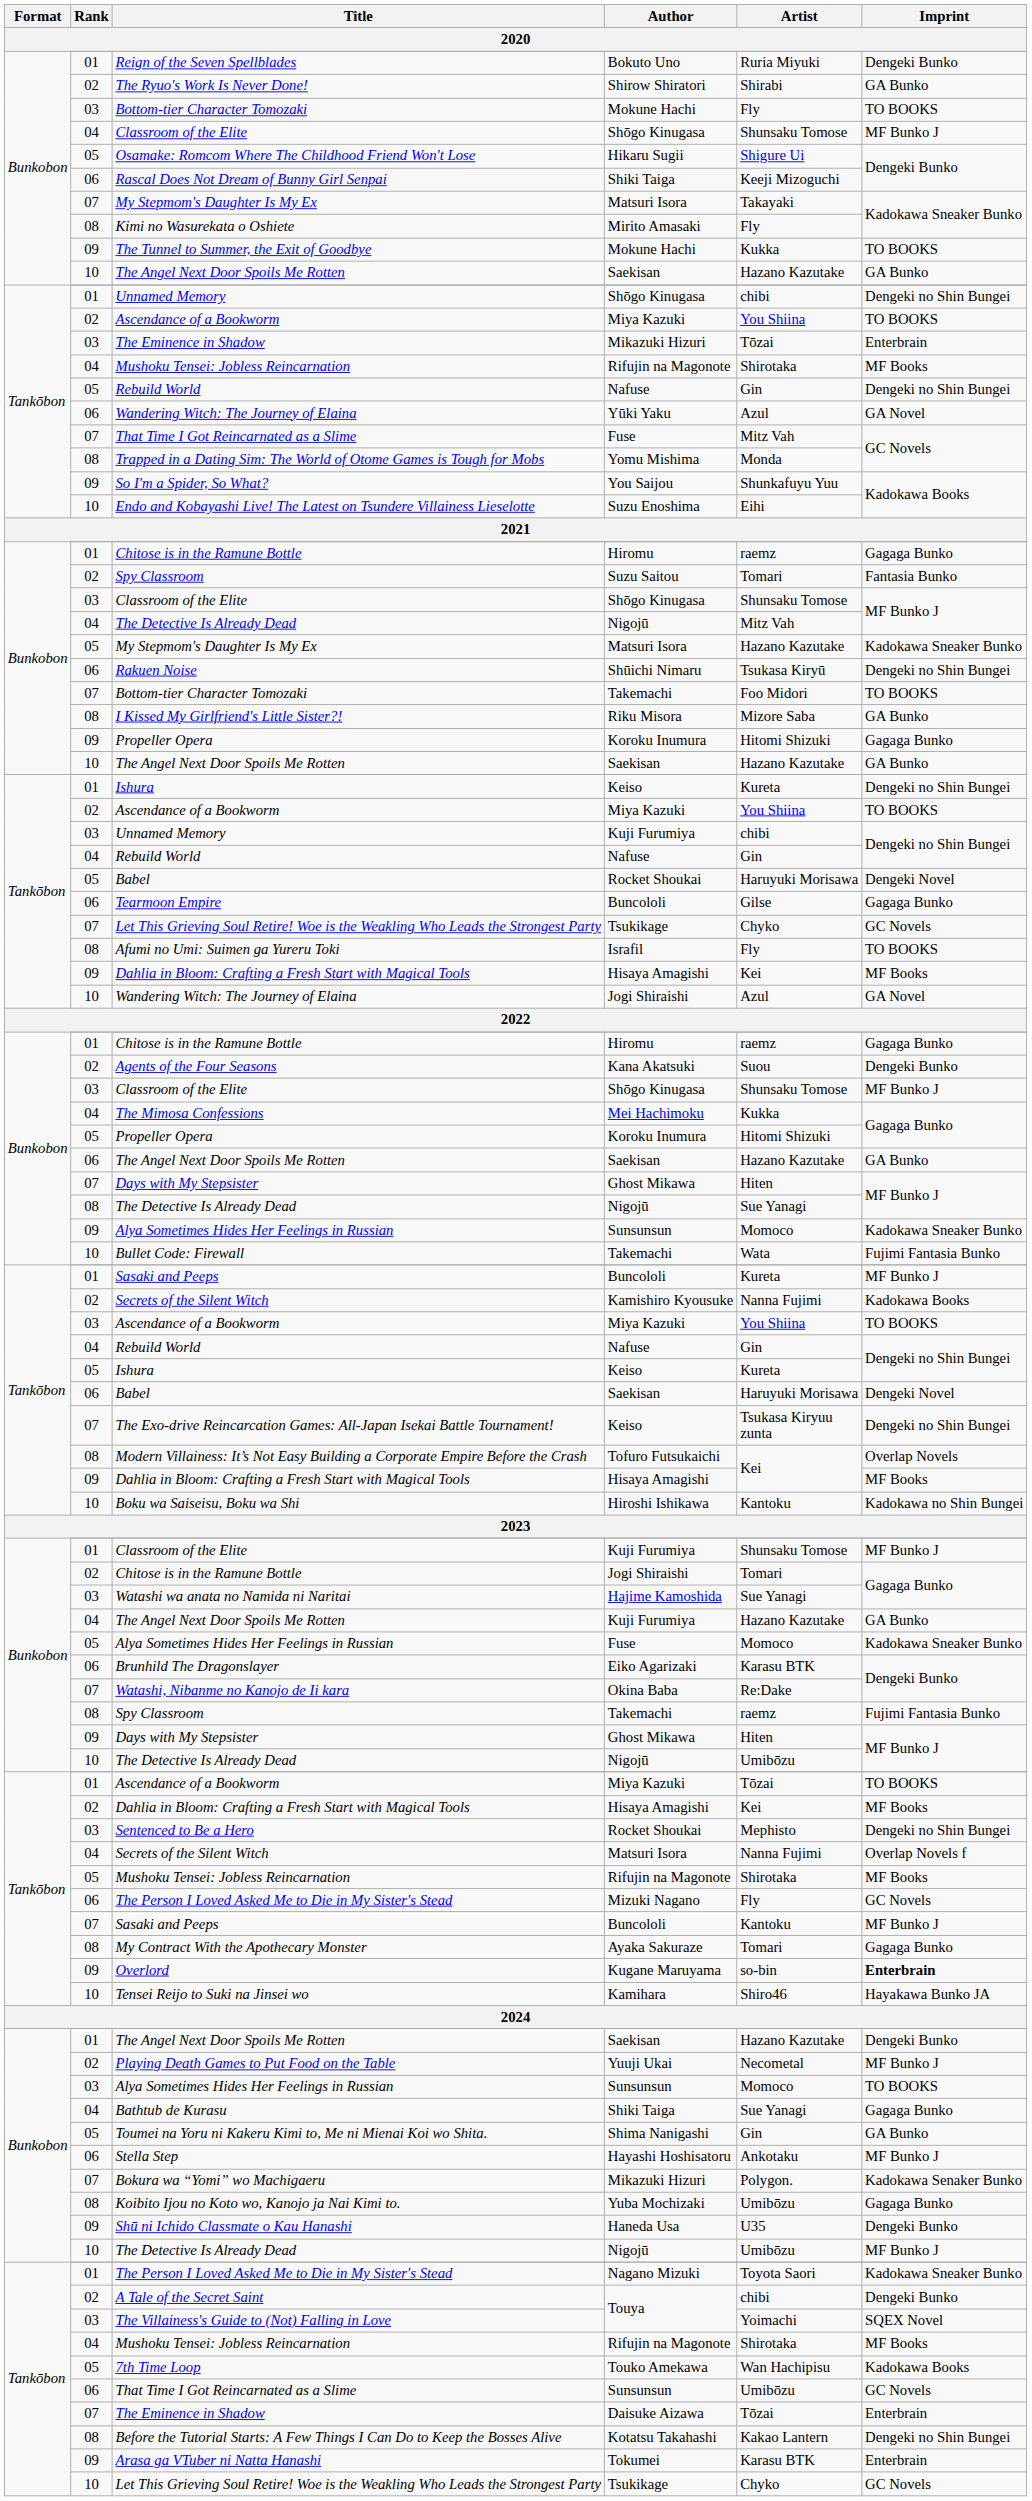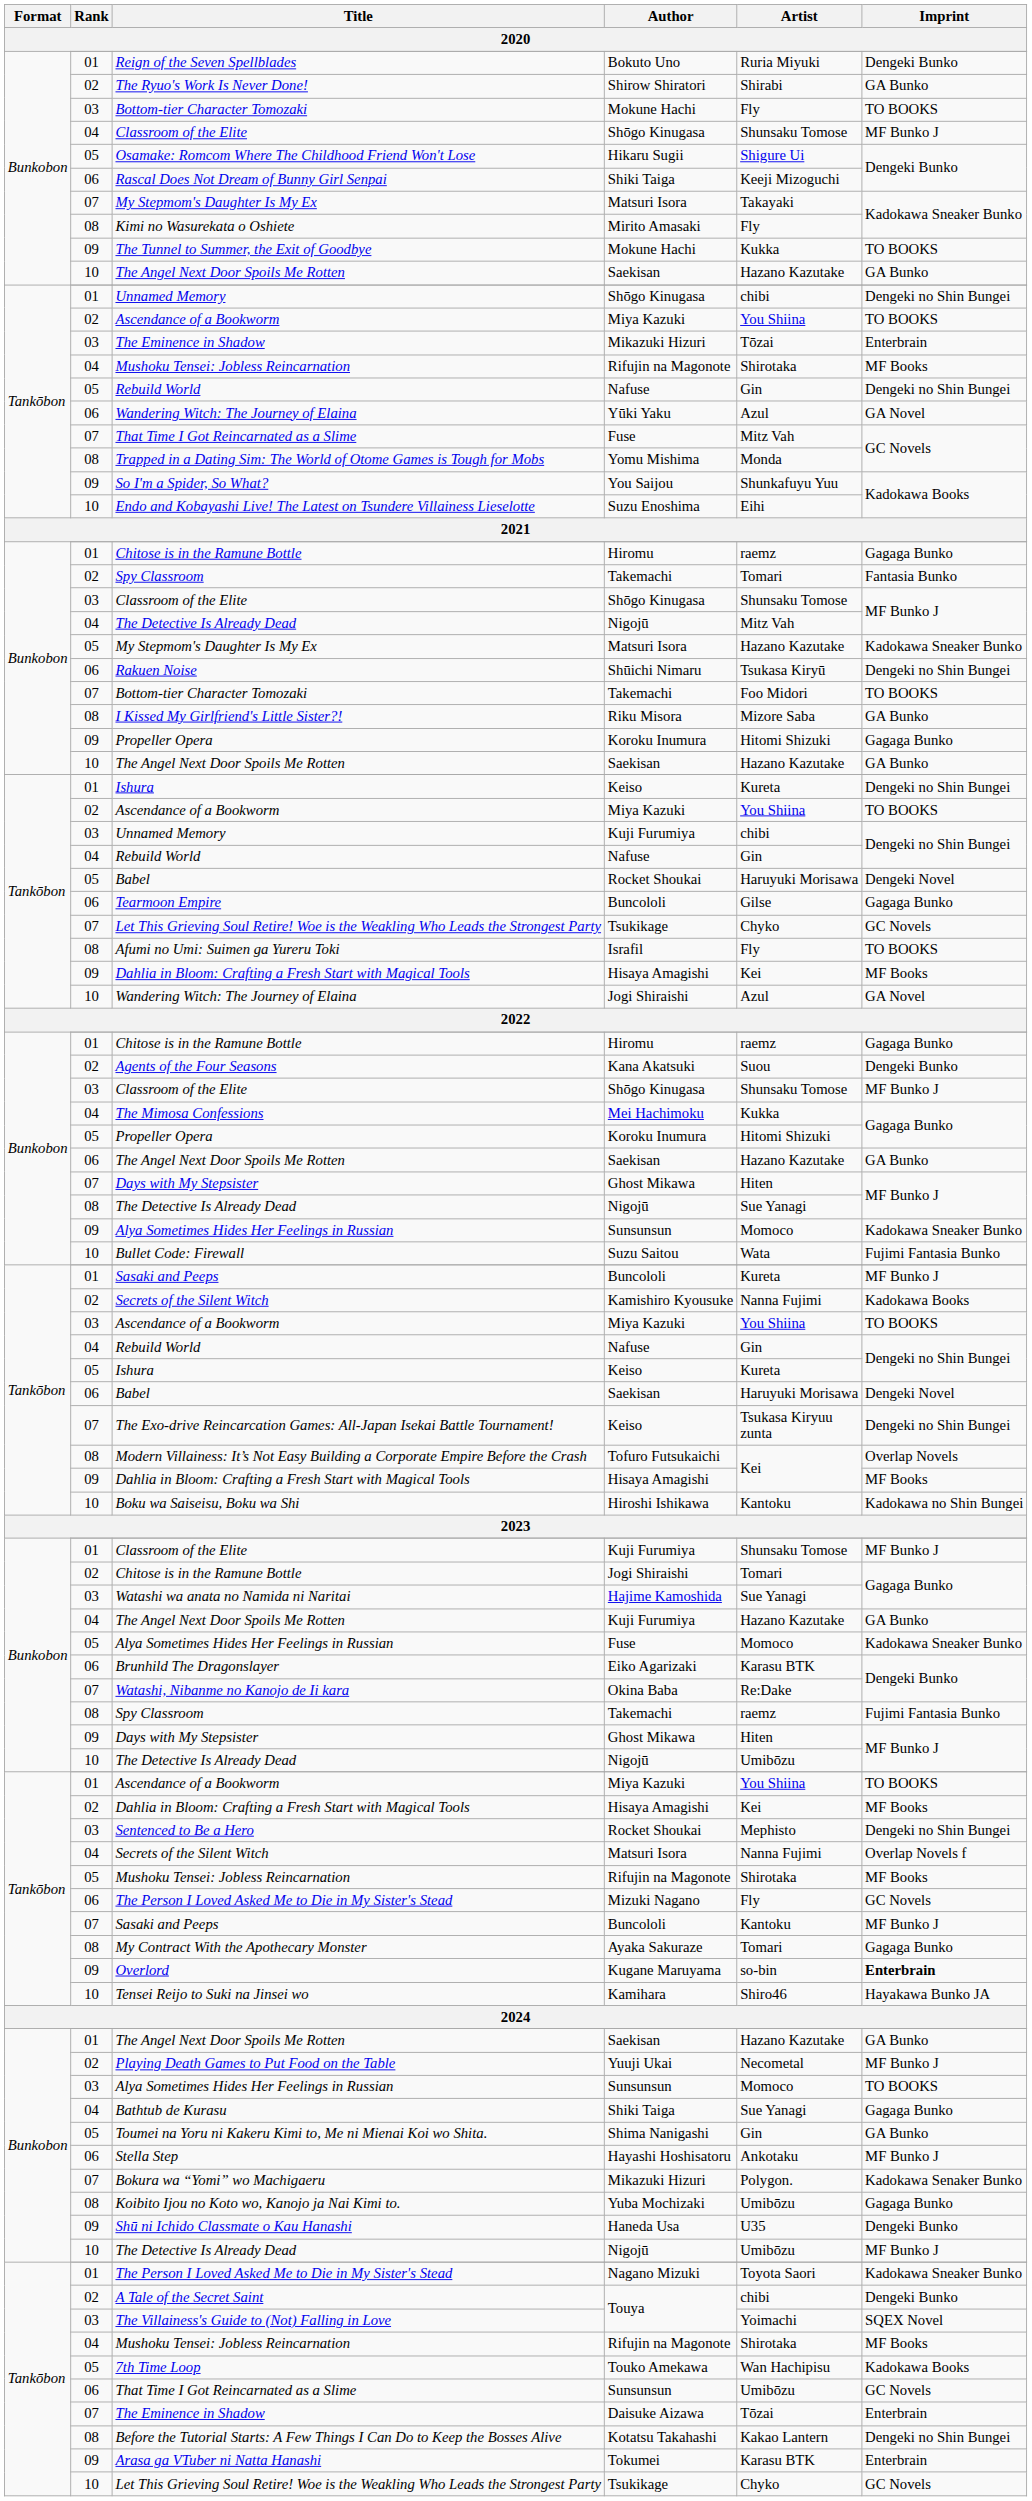(643, 576) Suzu Saitou -> (640, 576) Takemachi
(640, 1253) Takemachi -> (643, 1253) Suzu Saitou
(757, 1783) Tōzai -> (773, 1783) You Shiina
(911, 2040) Dengeki Bunko -> (897, 2040) GA Bunko
